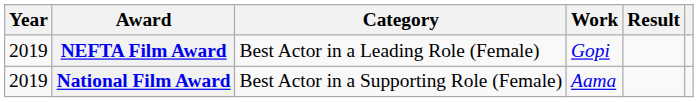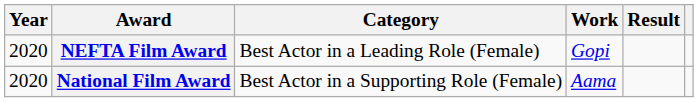(28, 50) 2019 -> (28, 50) 2020
(28, 81) 2019 -> (28, 81) 2020
